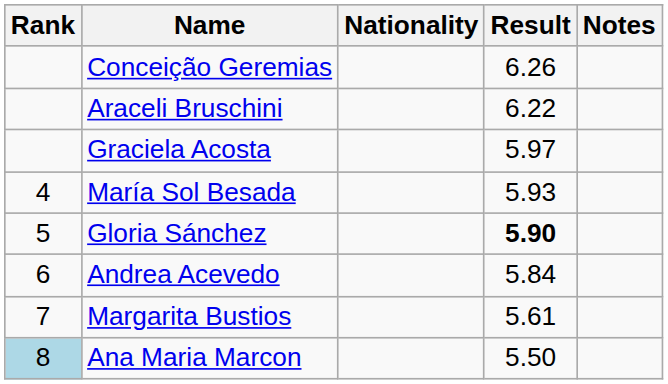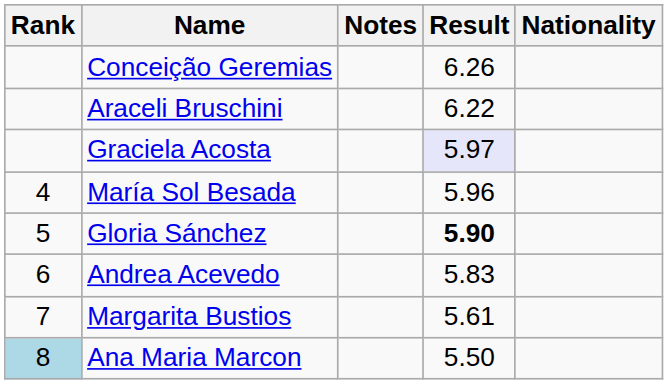columns swapped: (411, 25) <-> (619, 25)
(531, 150) no background -> (469, 150) lavender background
(531, 191) 5.93 -> (469, 191) 5.96
(531, 274) 5.84 -> (469, 274) 5.83
